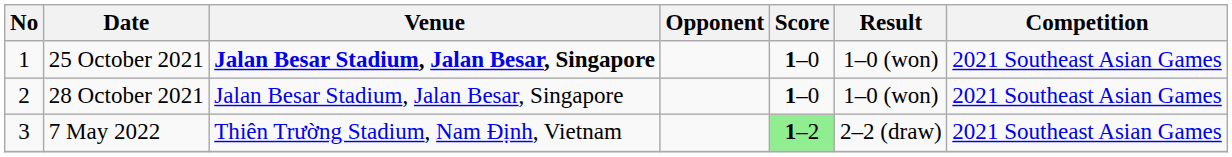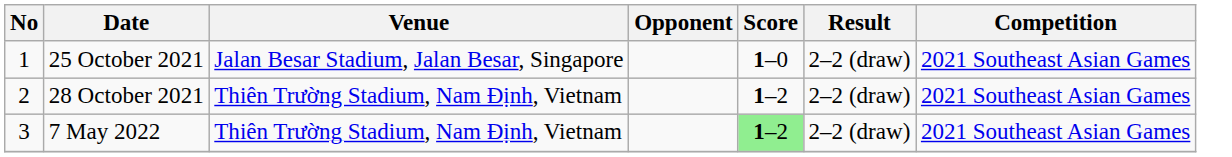(435, 59) bold -> (419, 59) normal
(891, 59) 1–0 (won) -> (859, 59) 2–2 (draw)
(419, 95) Jalan Besar Stadium, Jalan Besar, Singapore -> (418, 95) Thiên Trường Stadium, Nam Định, Vietnam
(802, 95) 1–0 -> (771, 95) 1–2
(891, 95) 1–0 (won) -> (859, 95) 2–2 (draw)
